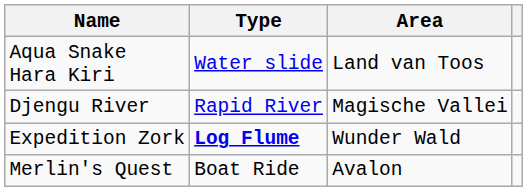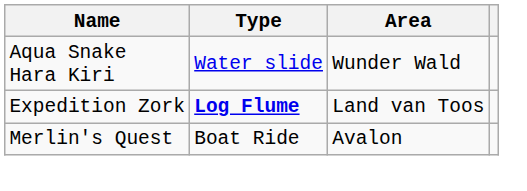(408, 64) Land van Toos -> (397, 64) Wunder Wald
- row: (80, 107)
(397, 138) Wunder Wald -> (408, 107) Land van Toos
